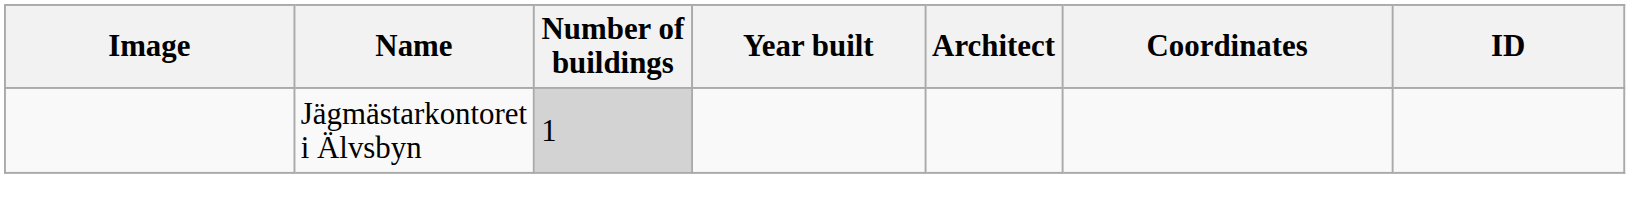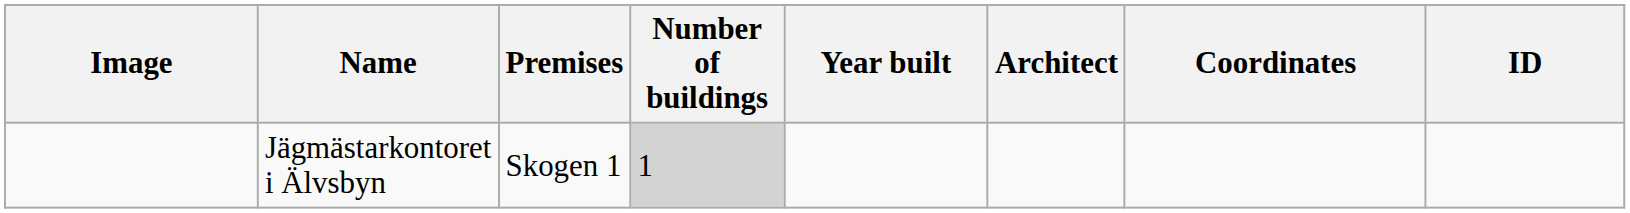+ column: (564, 63)
